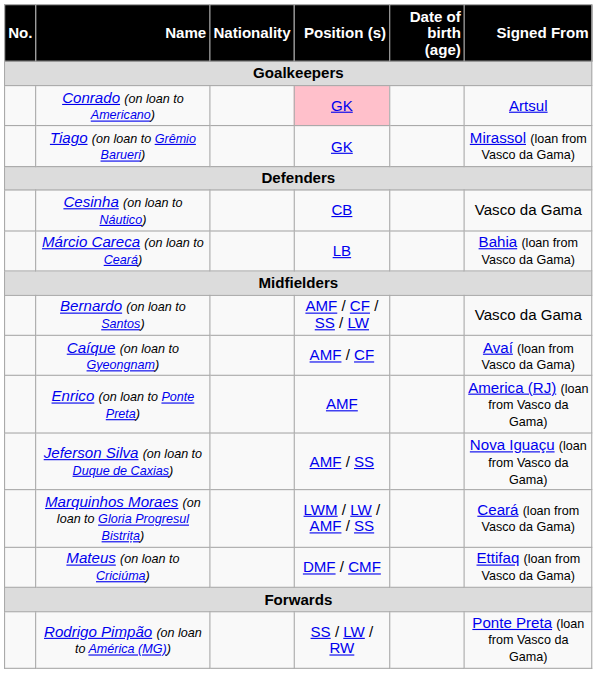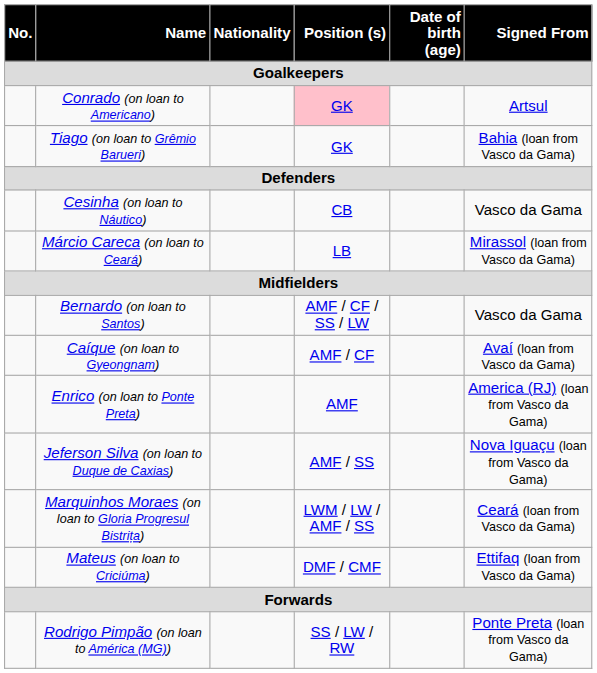(528, 145) Mirassol (loan from Vasco da Gama) -> (528, 145) Bahia (loan from Vasco da Gama)
(528, 250) Bahia (loan from Vasco da Gama) -> (528, 250) Mirassol (loan from Vasco da Gama)
